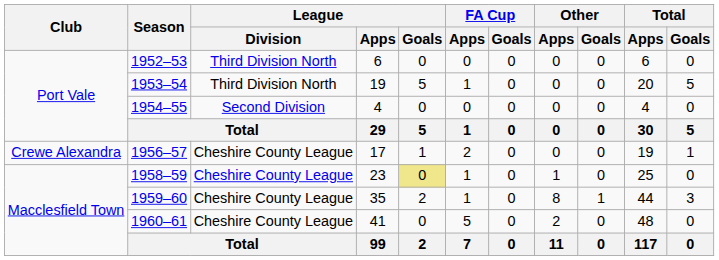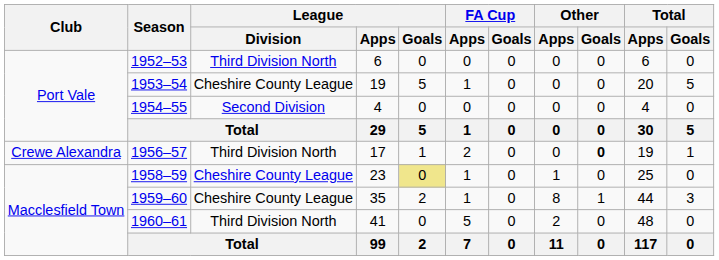(273, 84) Third Division North -> (273, 84) Cheshire County League
(273, 152) Cheshire County League -> (273, 152) Third Division North
(601, 152) normal -> (601, 152) bold
(273, 221) Cheshire County League -> (273, 221) Third Division North
